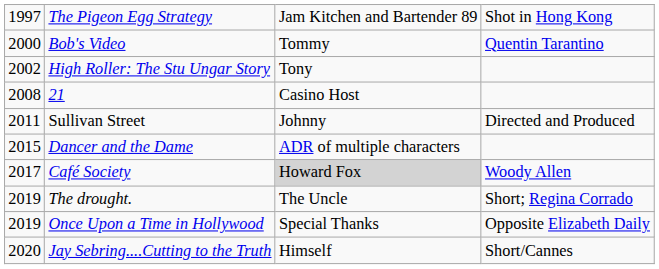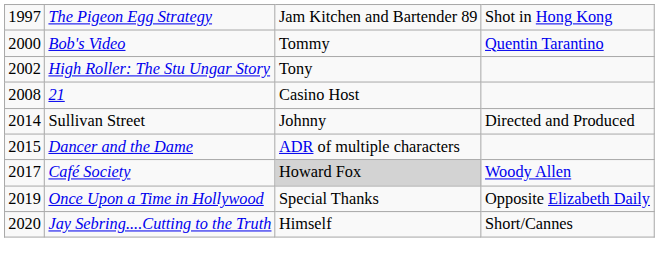(24, 120) 2011 -> (25, 120) 2014
- row: (90, 198)
